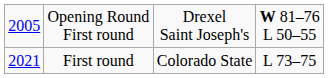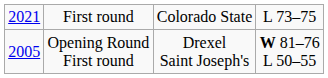rows swapped: (98, 26) <-> (98, 60)
